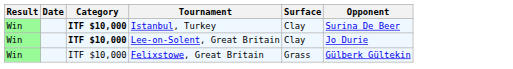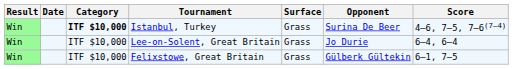+ column: (461, 12)
(295, 26) Clay -> (297, 27) Grass
(97, 40) bold -> (97, 43) normal
(295, 40) Clay -> (297, 43) Grass
